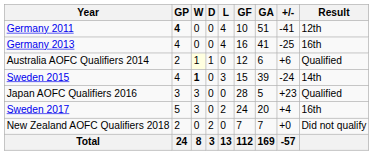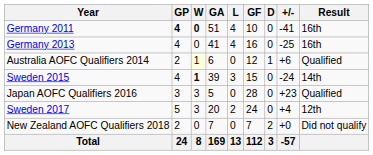columns swapped: (212, 12) <-> (266, 12)
(197, 28) normal -> (197, 28) bold
(311, 28) 12th -> (311, 28) 16th
(311, 110) 16th -> (311, 110) 12th
